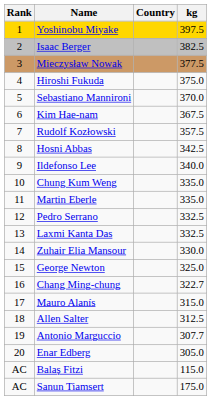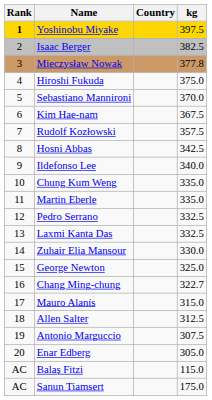(19, 30) normal -> (19, 30) bold
(192, 64) 377.5 -> (192, 64) 377.8
(192, 336) 307.7 -> (192, 336) 307.5
